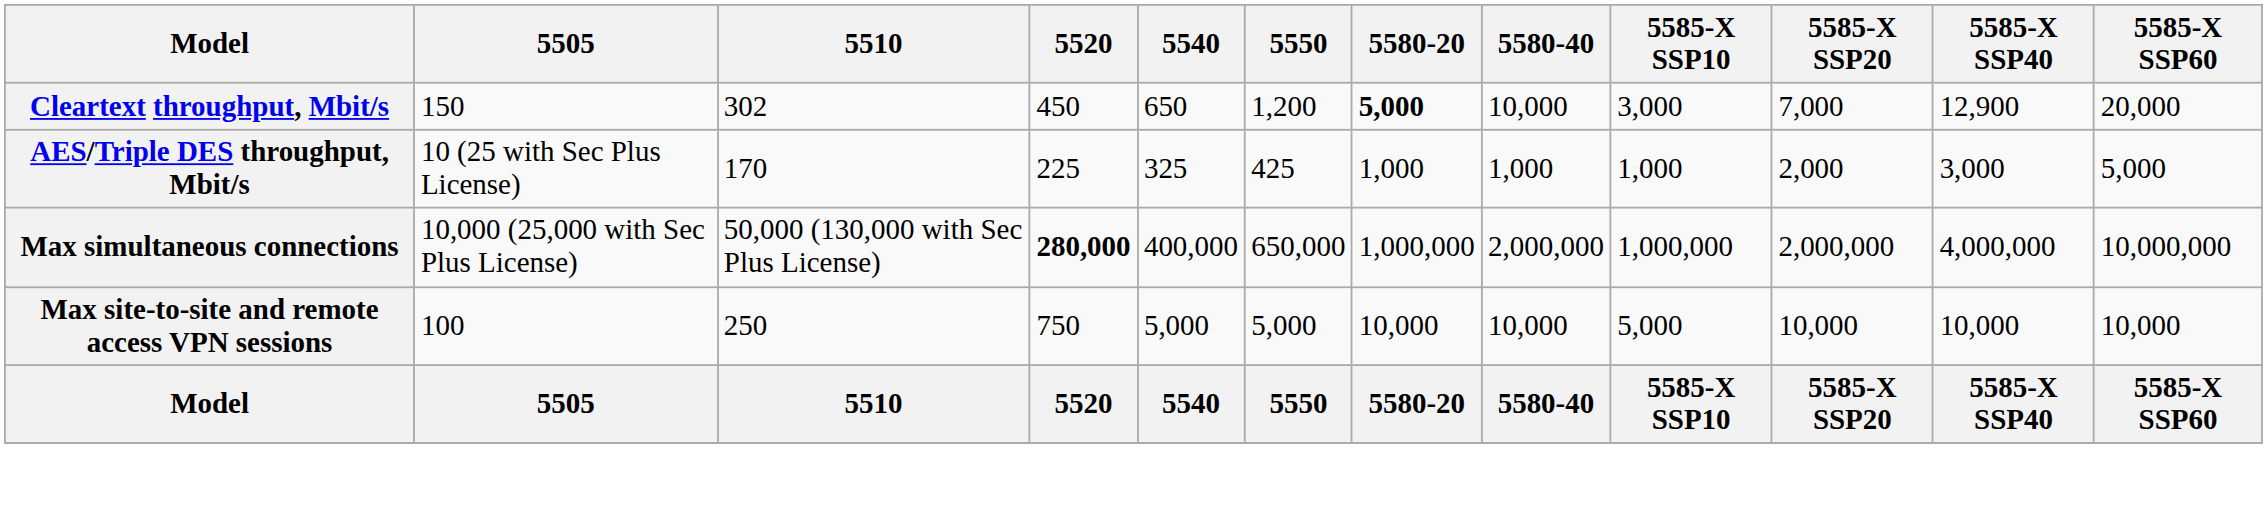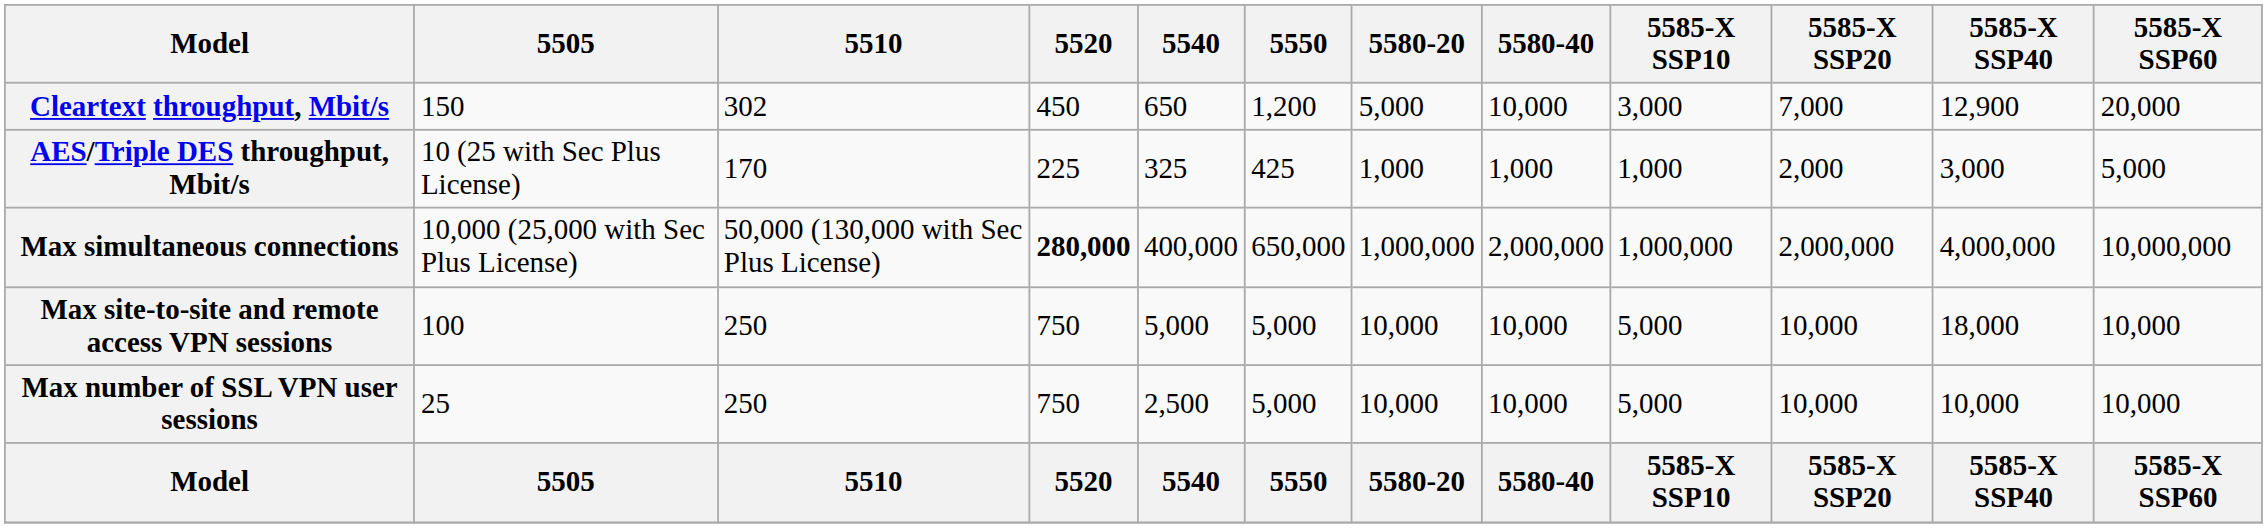(1391, 105) bold -> (1391, 105) normal
(1979, 325) 10,000 -> (1979, 325) 18,000
+ row: (210, 403)
